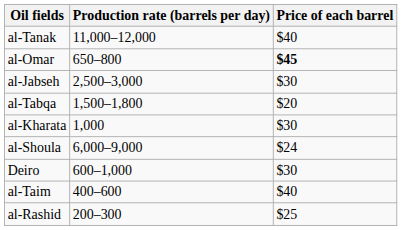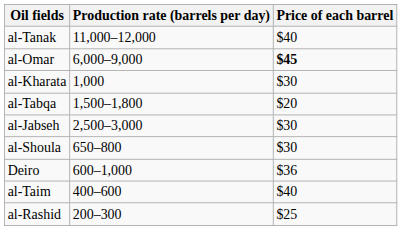(97, 59) 650–800 -> (108, 59) 6,000–9,000
rows swapped: (34, 81) <-> (37, 125)
(108, 147) 6,000–9,000 -> (97, 147) 650–800
(287, 147) $24 -> (287, 147) $30
(287, 170) $30 -> (287, 170) $36
